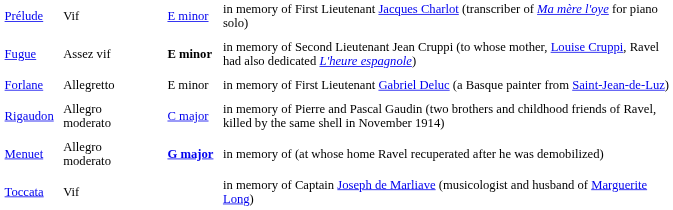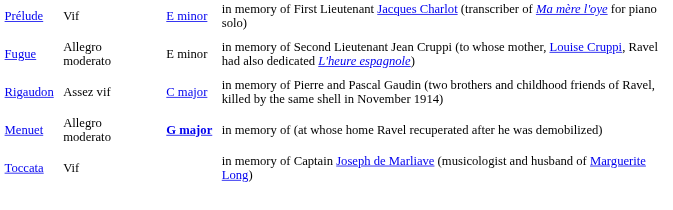(87, 54) Assez vif -> (87, 54) Allegro moderato
(190, 54) bold -> (187, 54) normal
- row: (24, 85)
(87, 115) Allegro moderato -> (87, 92) Assez vif
